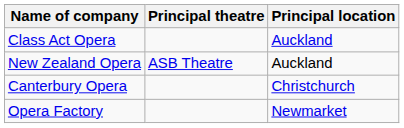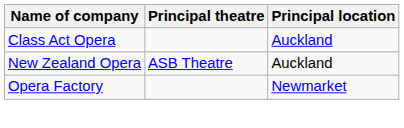- row: (67, 87)
